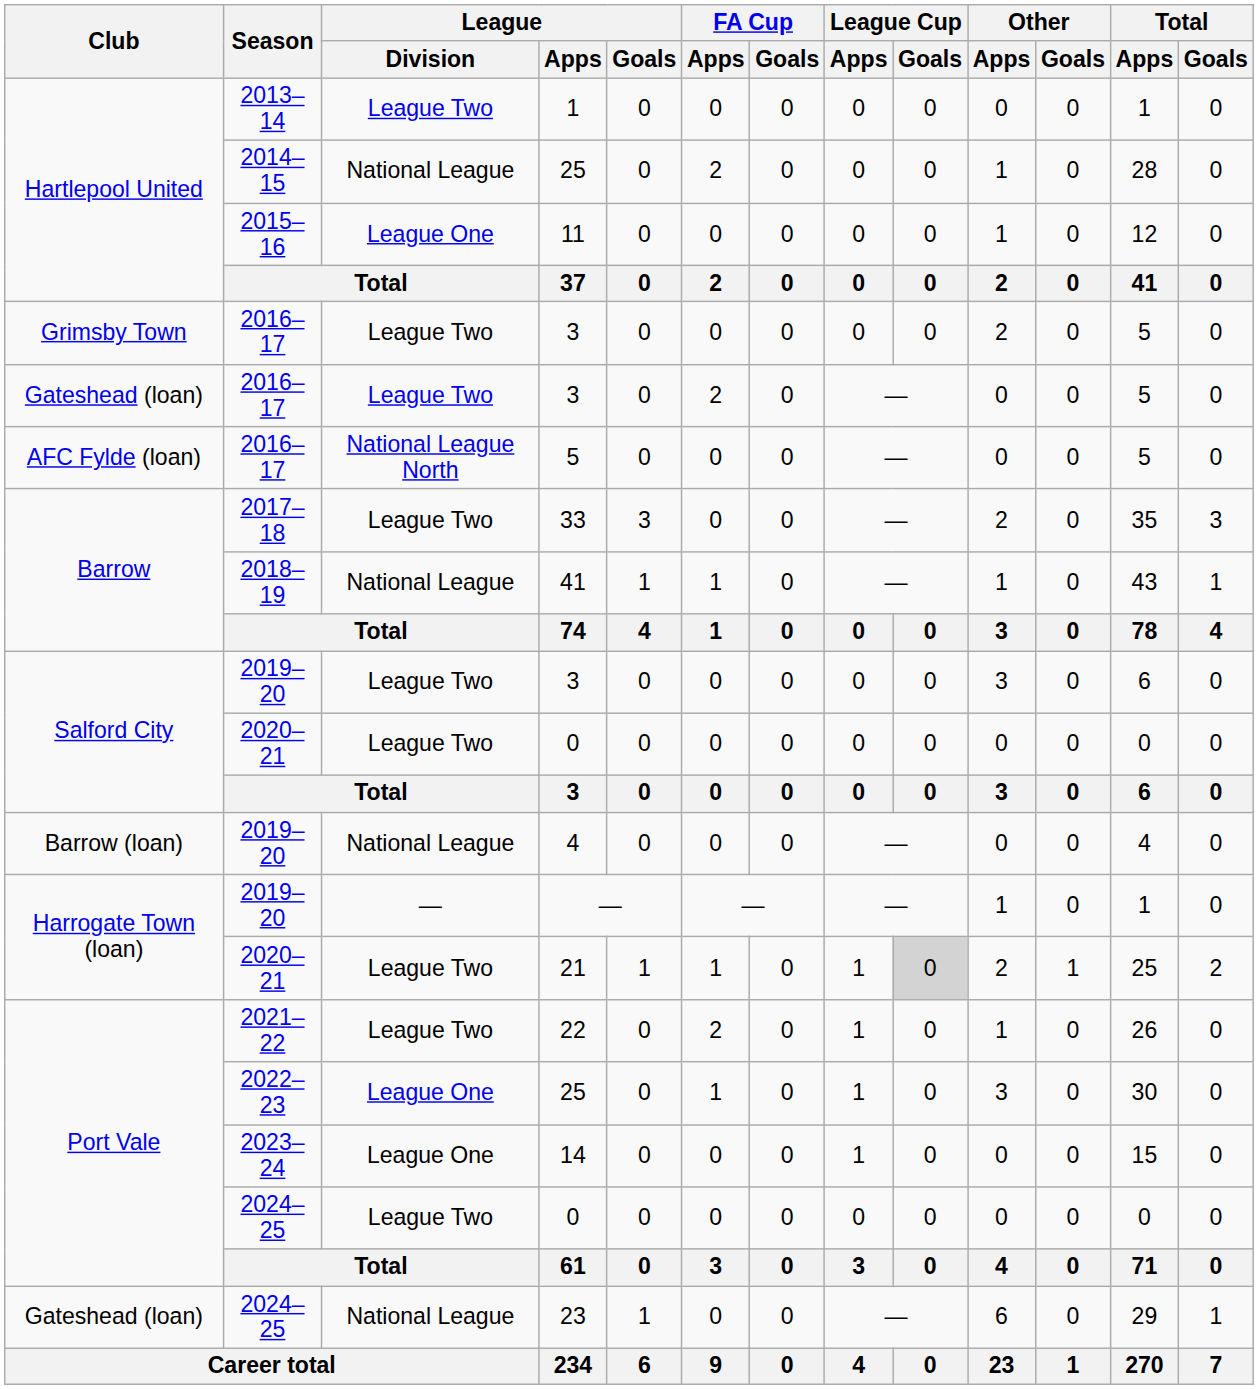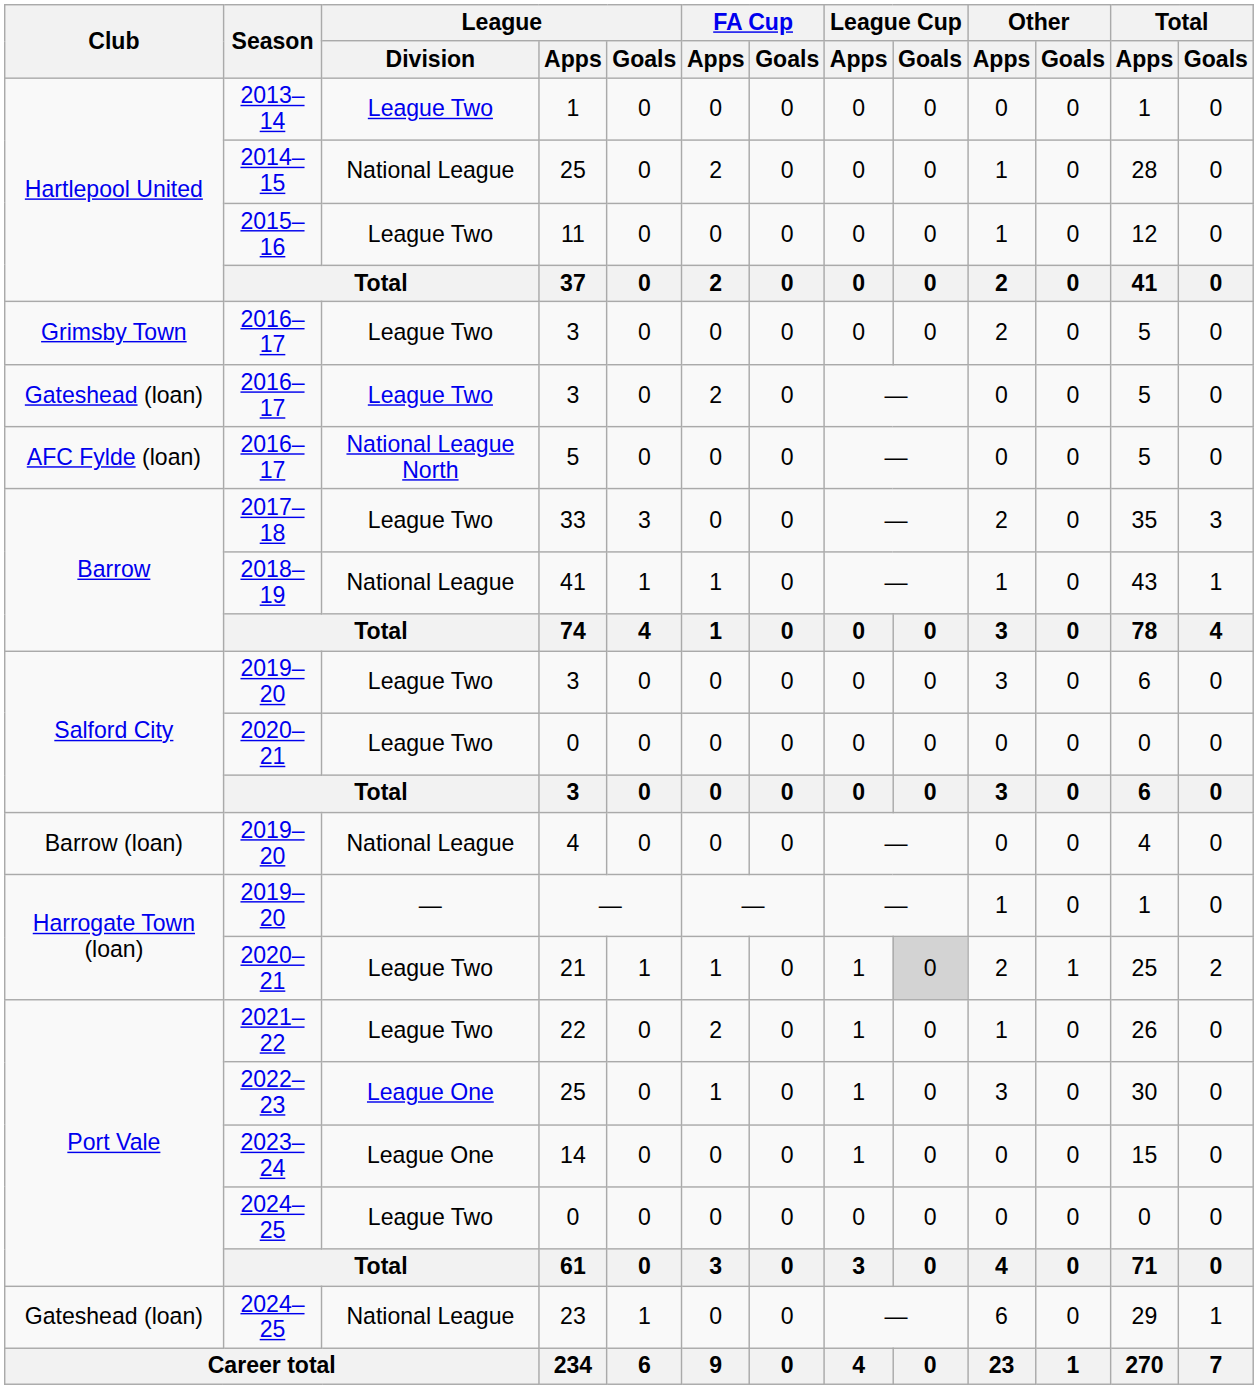(430, 233) League One -> (430, 233) League Two
